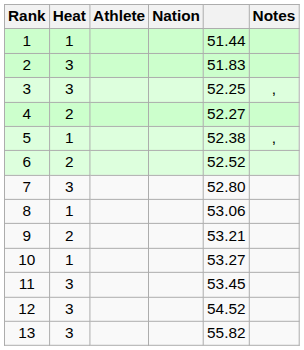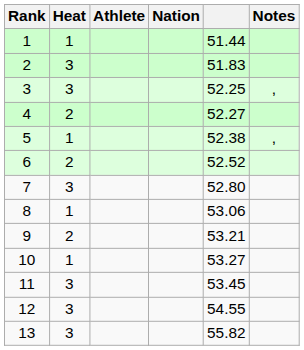(226, 308) 54.52 -> (226, 308) 54.55
